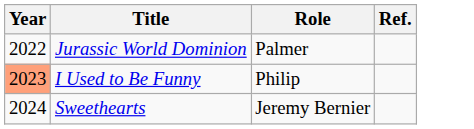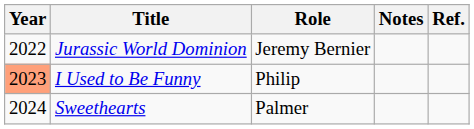+ column: (401, 19)
(282, 49) Palmer -> (313, 49) Jeremy Bernier
(313, 108) Jeremy Bernier -> (282, 108) Palmer
